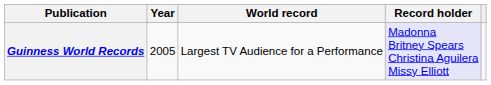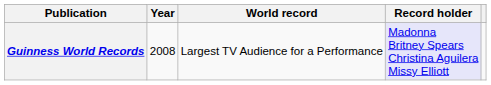(163, 51) 2005 -> (163, 51) 2008
